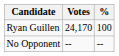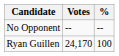rows swapped: (33, 28) <-> (33, 43)
